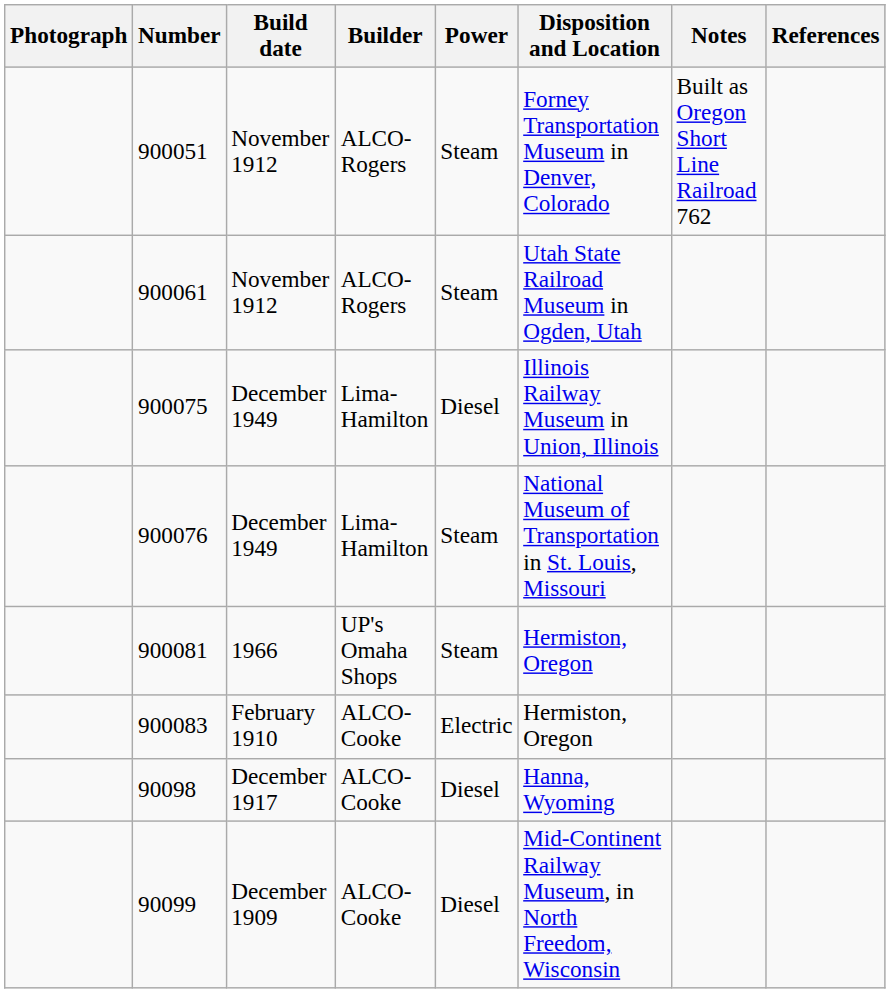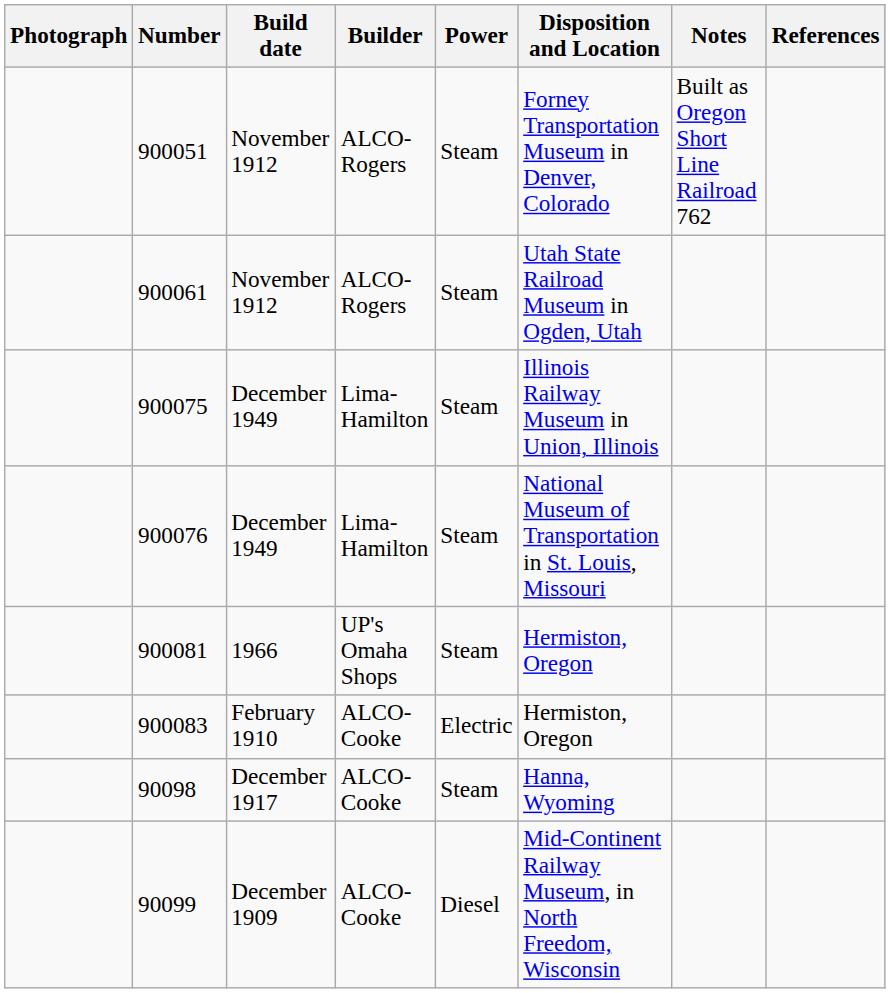(470, 407) Diesel -> (469, 407) Steam
(470, 789) Diesel -> (469, 789) Steam
